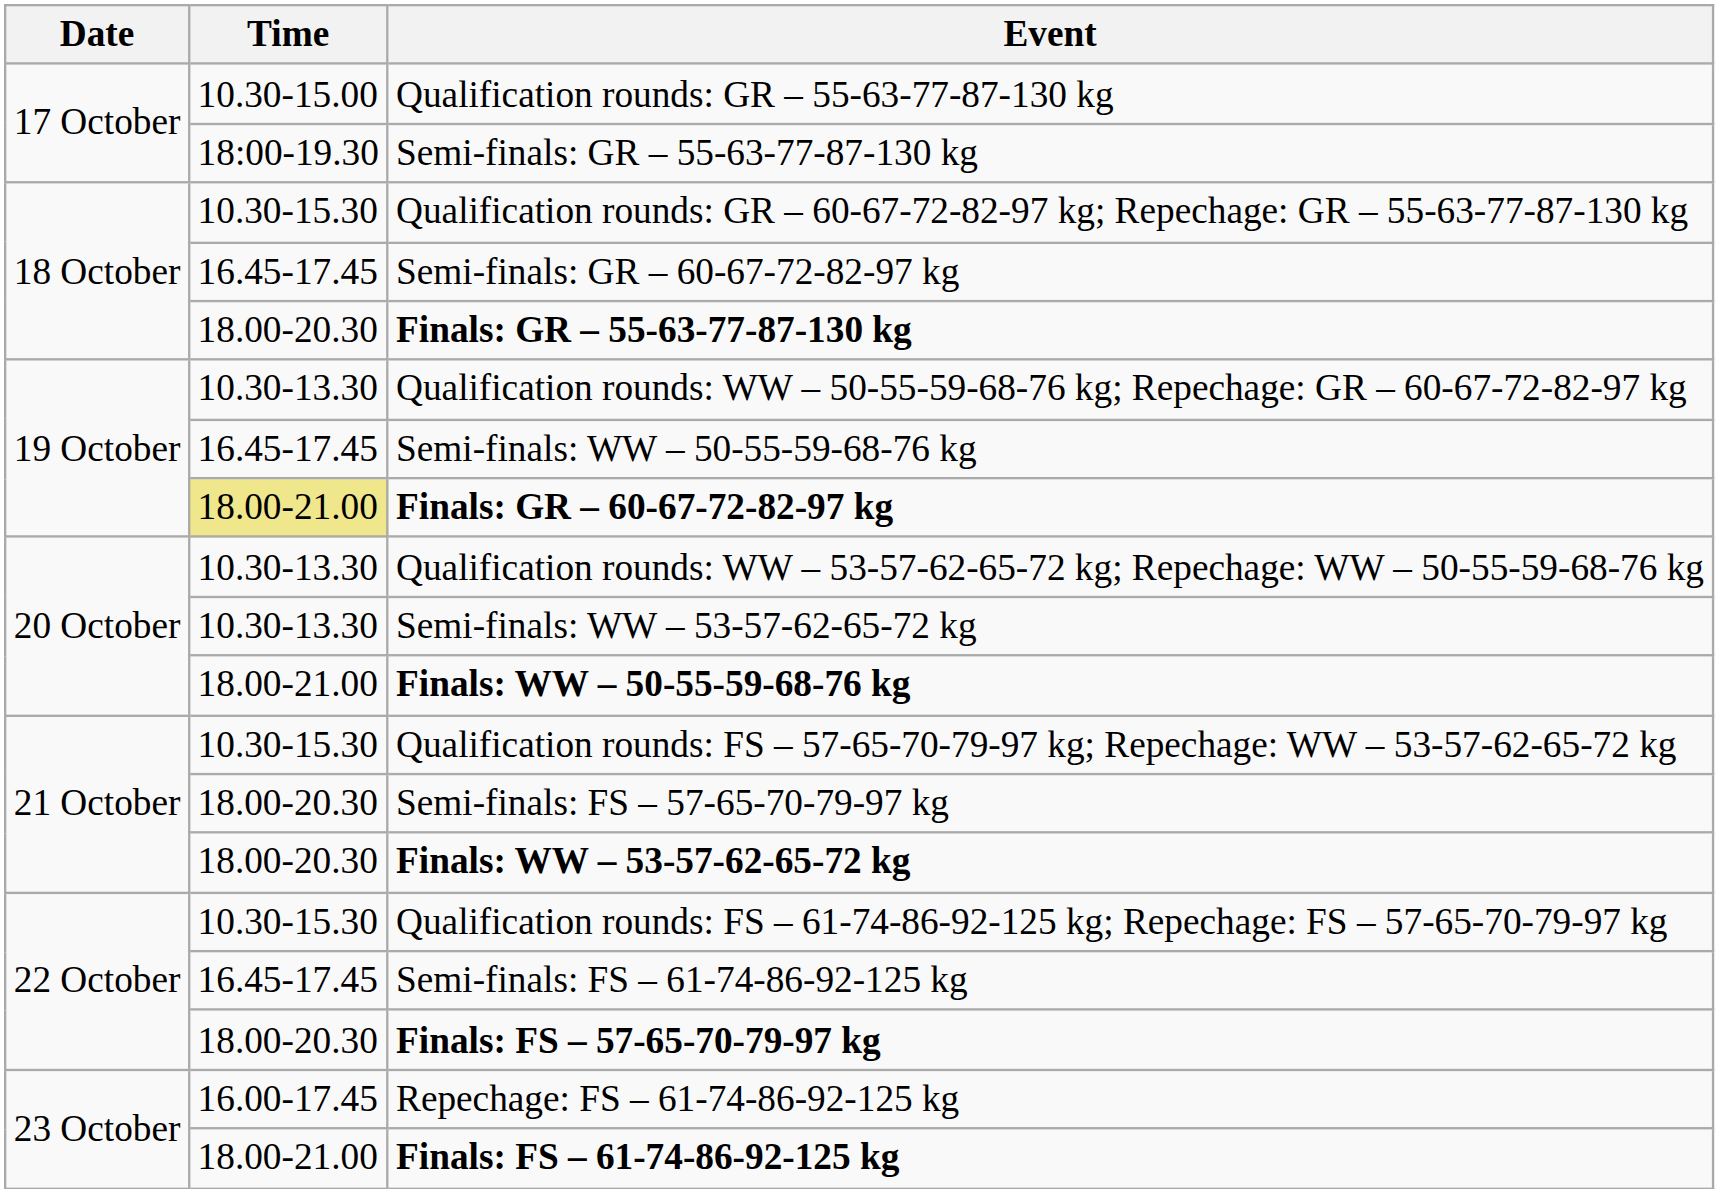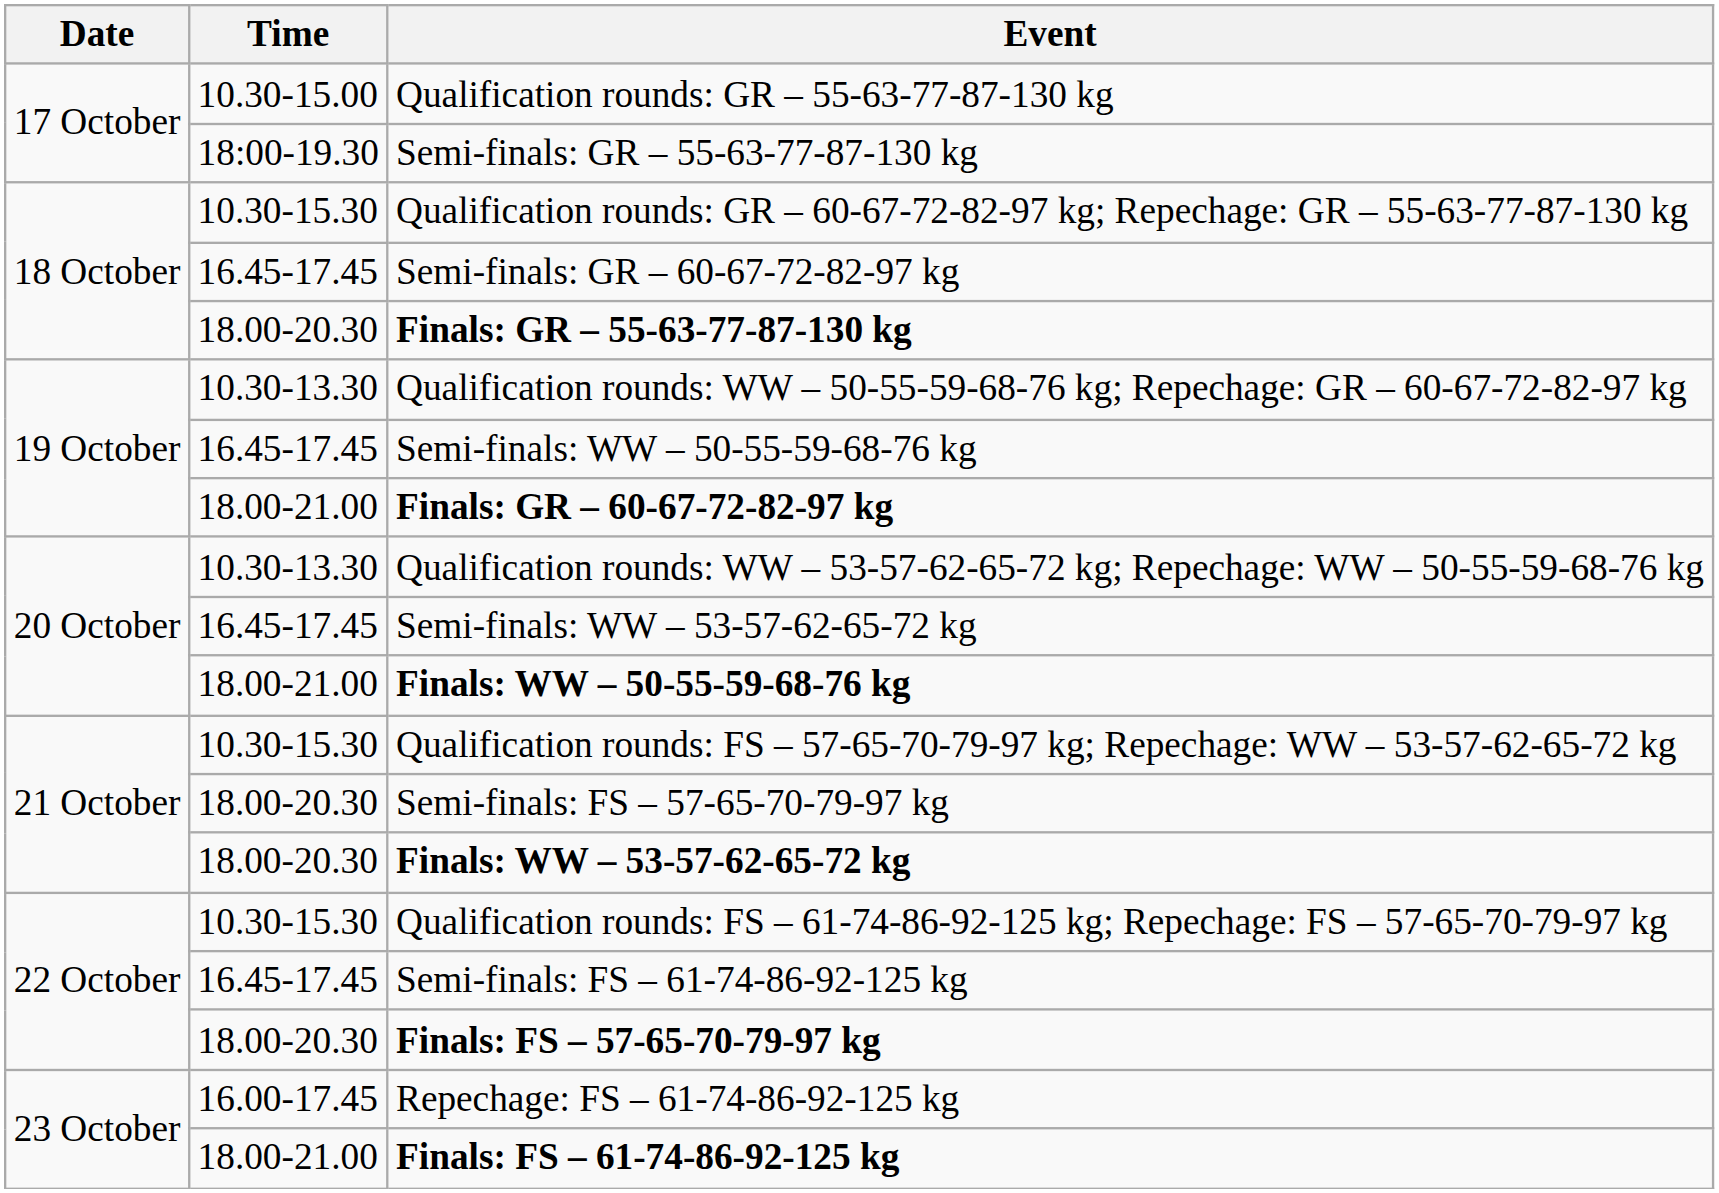(288, 507) khaki background -> (288, 507) no background
(288, 625) 10.30-13.30 -> (288, 625) 16.45-17.45
